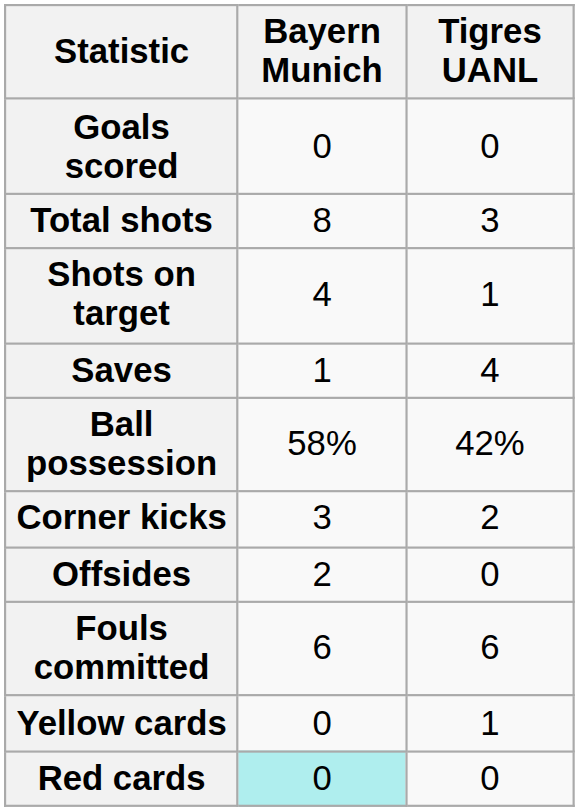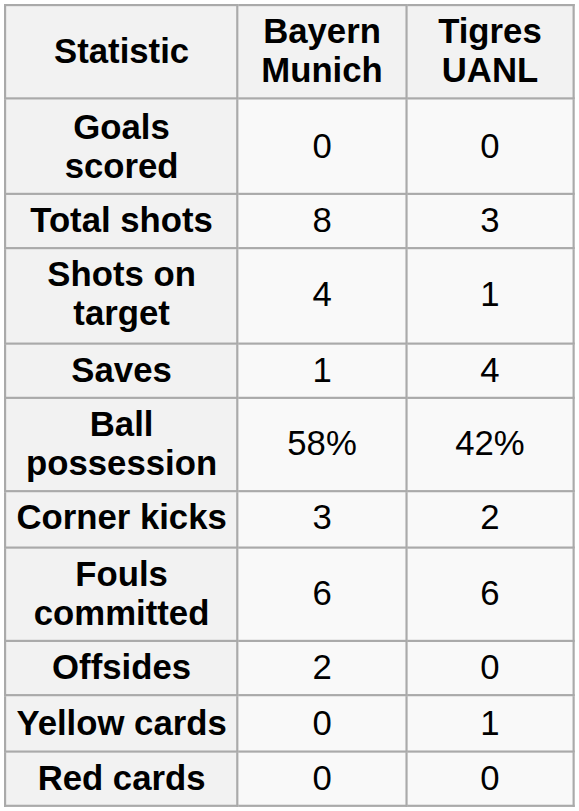rows swapped: (122, 648) <-> (122, 573)
(322, 777) paleturquoise background -> (322, 777) no background
